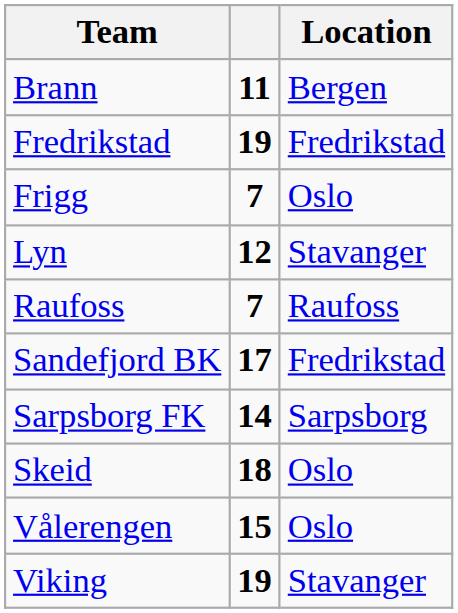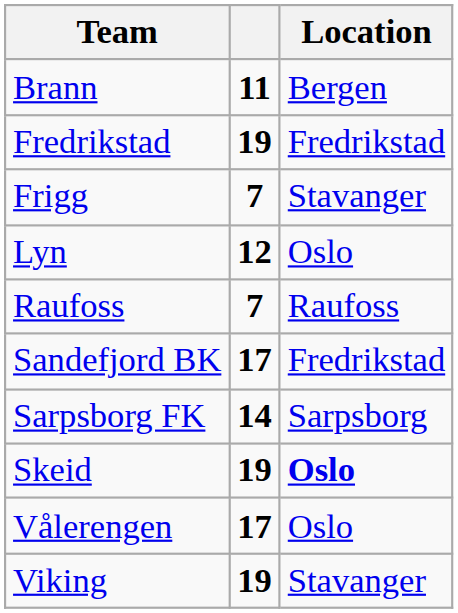(320, 196) Oslo -> (357, 196) Stavanger
(357, 251) Stavanger -> (320, 251) Oslo
(255, 470) 18 -> (255, 470) 19
(320, 470) normal -> (321, 470) bold
(255, 525) 15 -> (255, 525) 17
